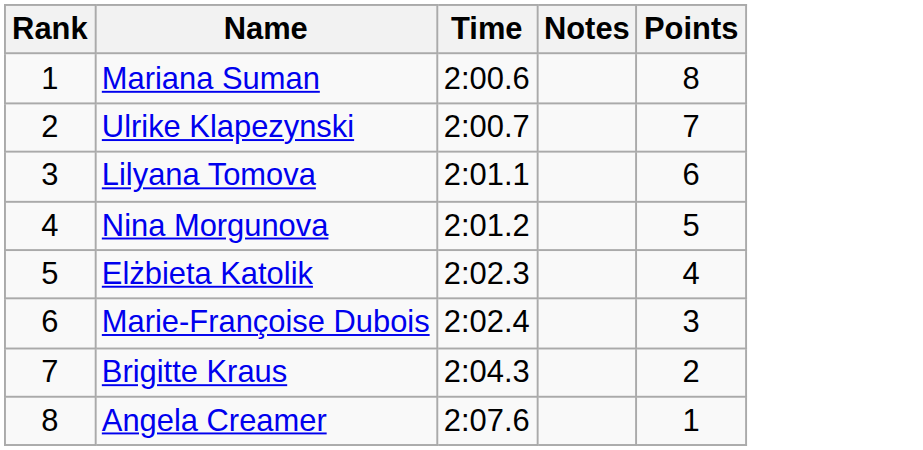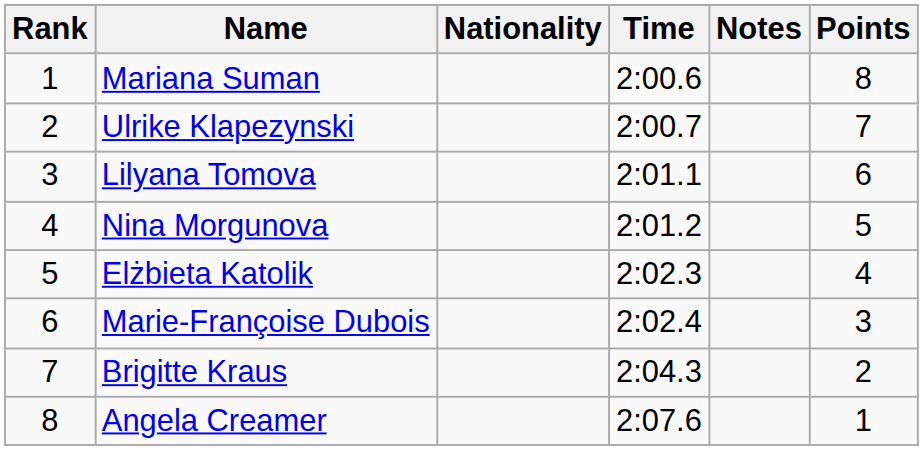+ column: (523, 28)
